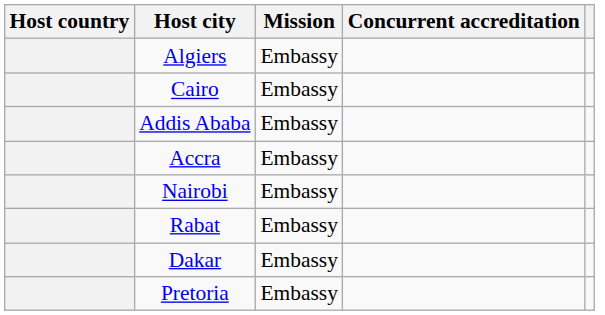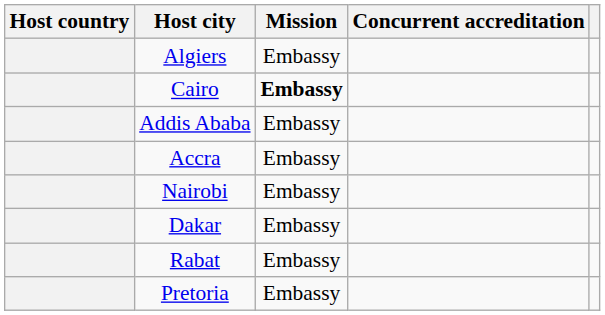(299, 89) normal -> (302, 89) bold
rows swapped: (195, 225) <-> (195, 259)
